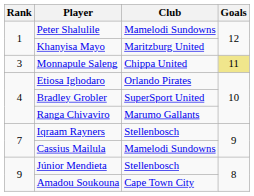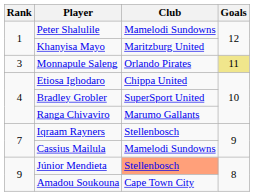(156, 64) Chippa United -> (158, 64) Orlando Pirates
(158, 81) Orlando Pirates -> (156, 81) Chippa United
(152, 166) no background -> (152, 166) lightsalmon background
